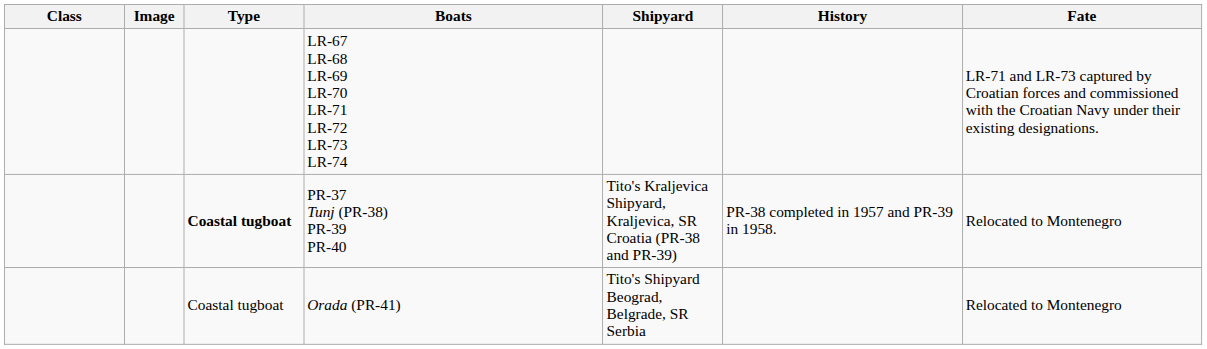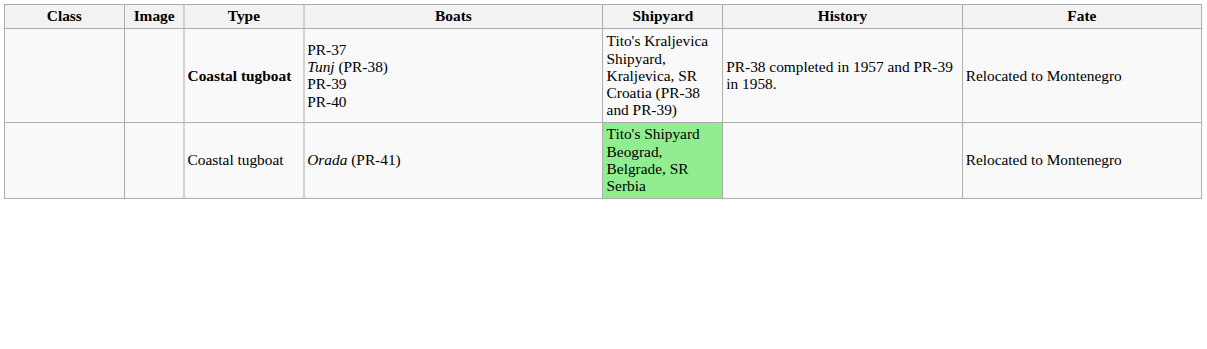- row: (327, 101)
(653, 305) no background -> (653, 160) lightgreen background
